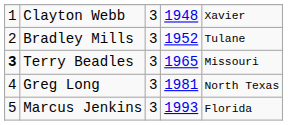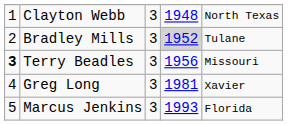(225, 16) Xavier -> (242, 16) North Texas
(181, 39) no background -> (181, 39) lightgrey background
(181, 62) 1965 -> (181, 62) 1956
(242, 85) North Texas -> (225, 85) Xavier
